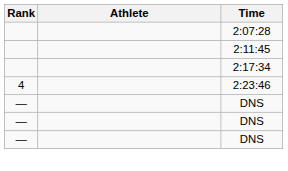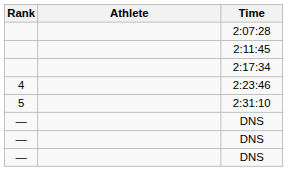+ row: (21, 103)
